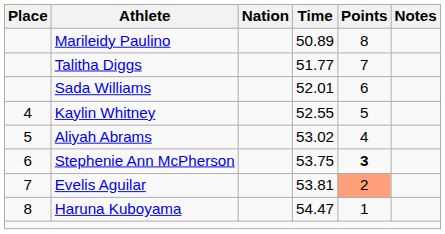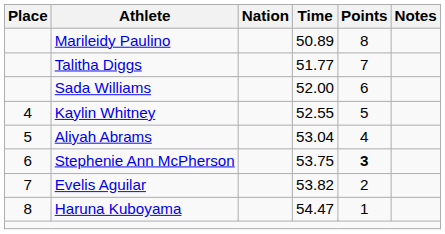(315, 88) 52.01 -> (315, 88) 52.00
(315, 137) 53.02 -> (315, 137) 53.04
(315, 185) 53.81 -> (315, 185) 53.82
(364, 185) lightsalmon background -> (364, 185) no background
